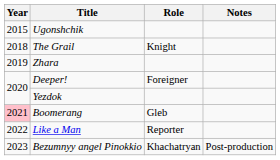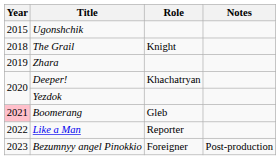(167, 79) Foreigner -> (174, 79) Khachatryan
(174, 146) Khachatryan -> (167, 146) Foreigner
